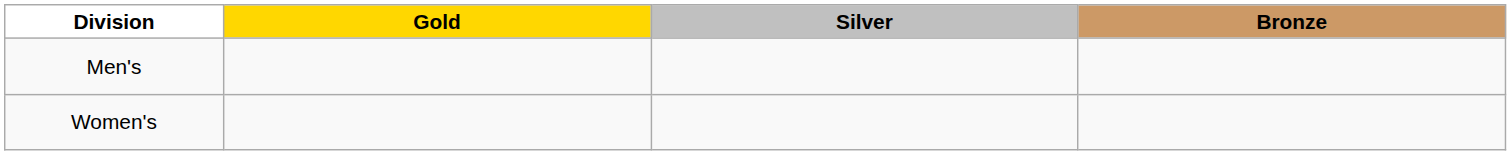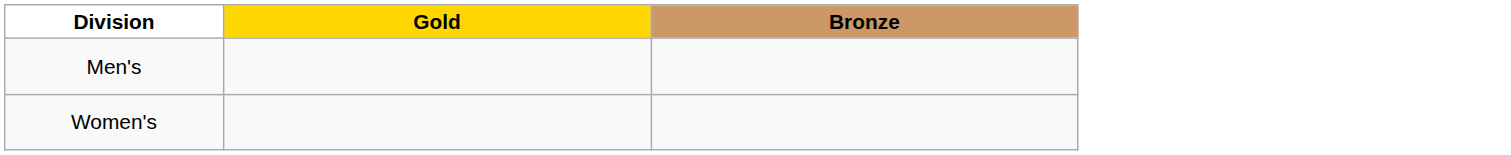- column: (864, 22)
